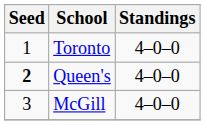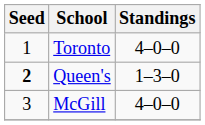(157, 76) 4–0–0 -> (157, 76) 1–3–0
